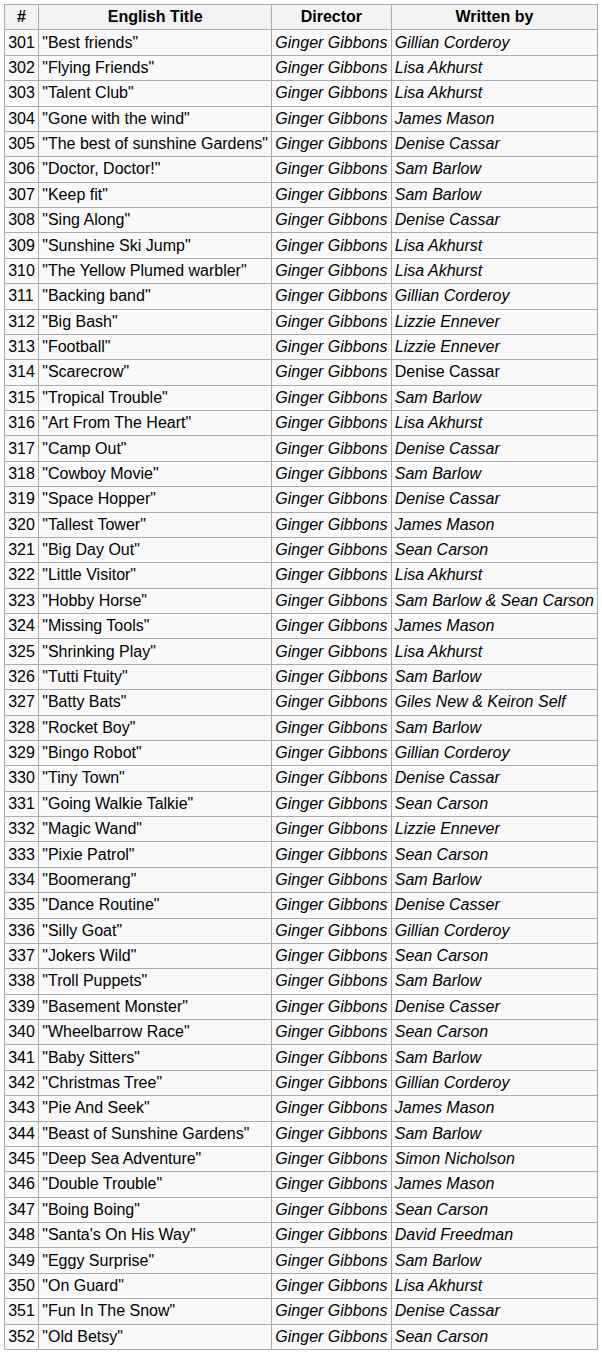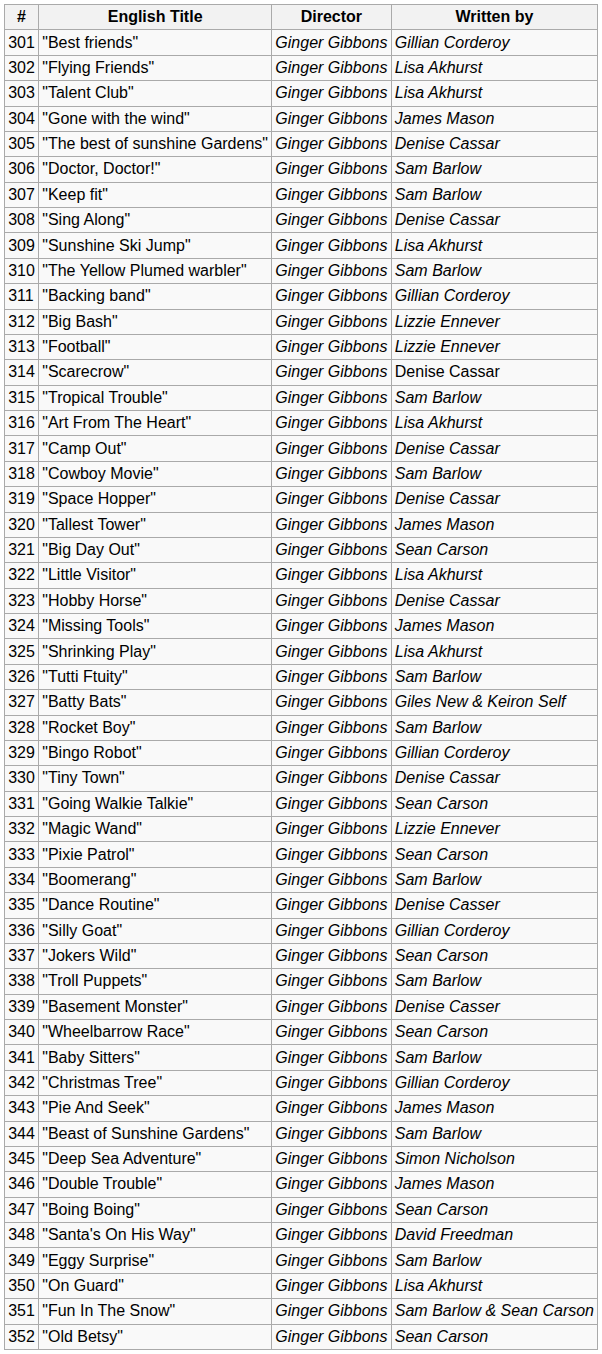(439, 270) Lisa Akhurst -> (438, 270) Sam Barlow
(494, 600) Sam Barlow & Sean Carson -> (447, 600) Denise Cassar
(447, 1311) Denise Cassar -> (494, 1311) Sam Barlow & Sean Carson
